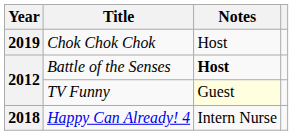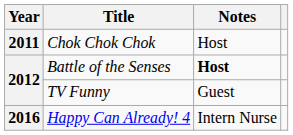(24, 42) 2019 -> (24, 42) 2011
(216, 92) lightyellow background -> (216, 92) no background
(24, 117) 2018 -> (24, 117) 2016
